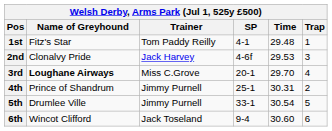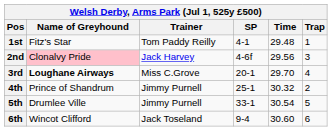(60, 57) no background -> (60, 57) pink background
(282, 57) 29.53 -> (282, 57) 29.56
(282, 88) 30.31 -> (282, 88) 30.32
